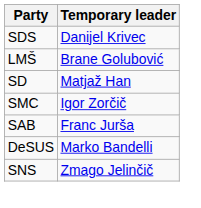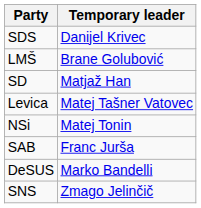- row: (23, 103)
+ row: (28, 103)
+ row: (19, 125)
